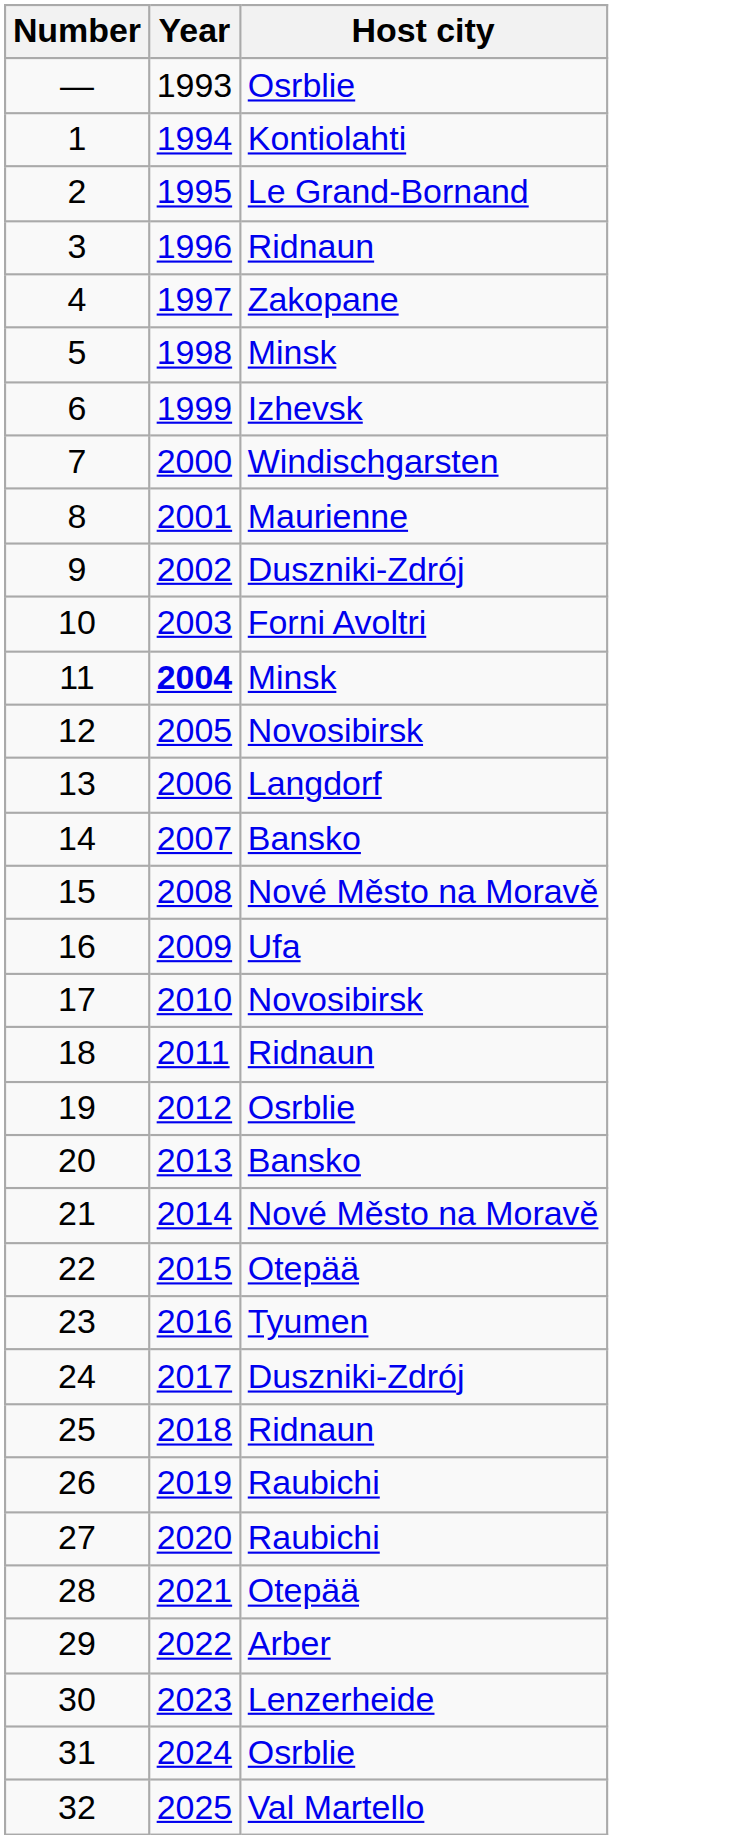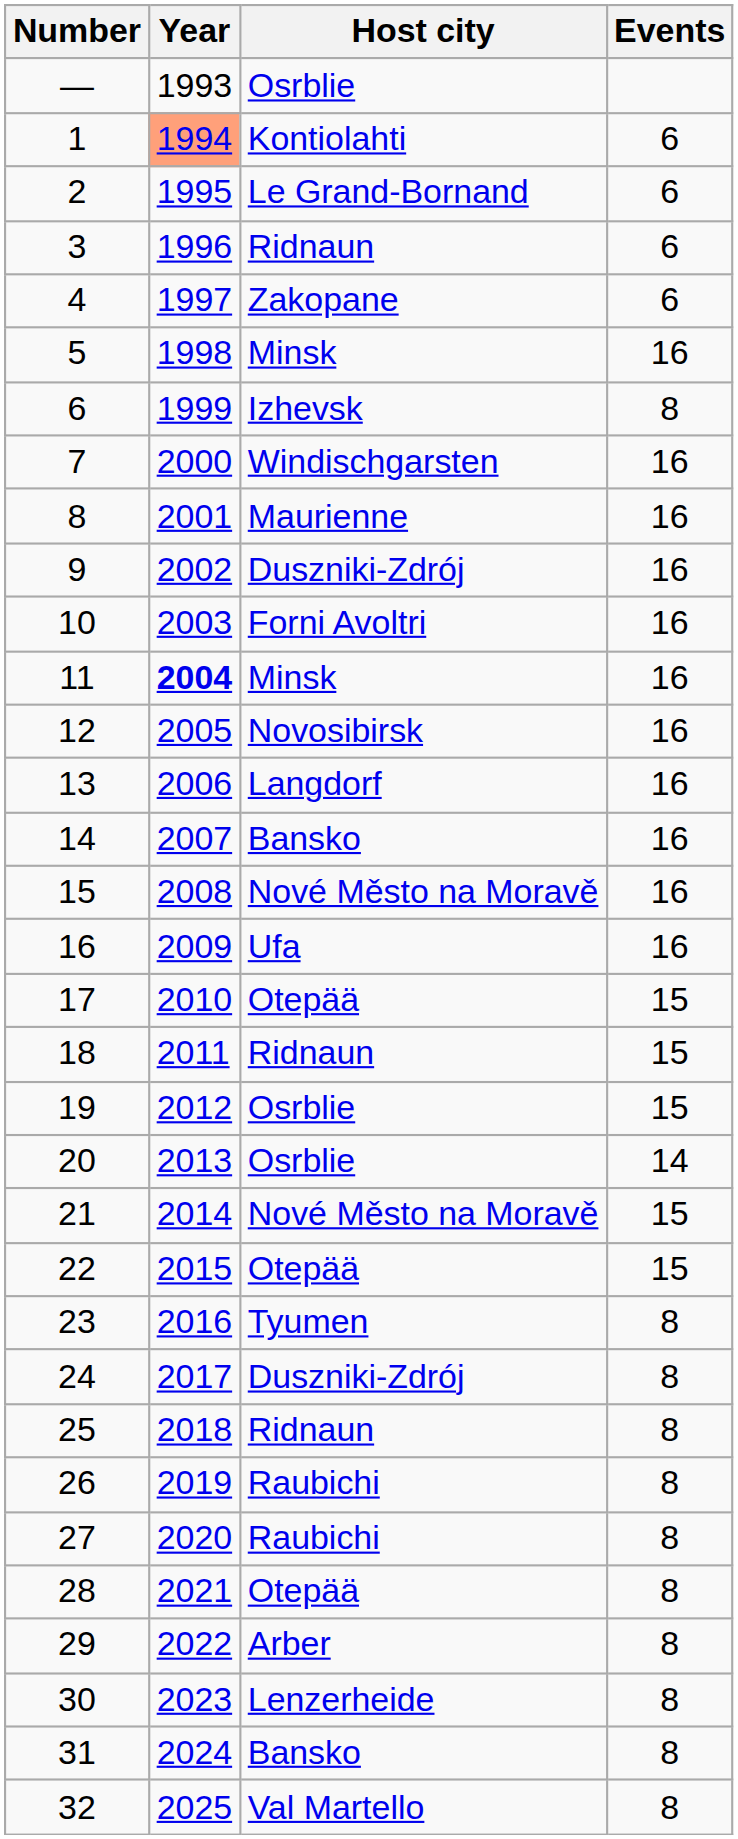+ column: (670, 31)
(194, 138) no background -> (194, 138) lightsalmon background
(335, 999) Novosibirsk -> (303, 999) Otepää
(304, 1161) Bansko -> (301, 1161) Osrblie
(301, 1752) Osrblie -> (304, 1752) Bansko
